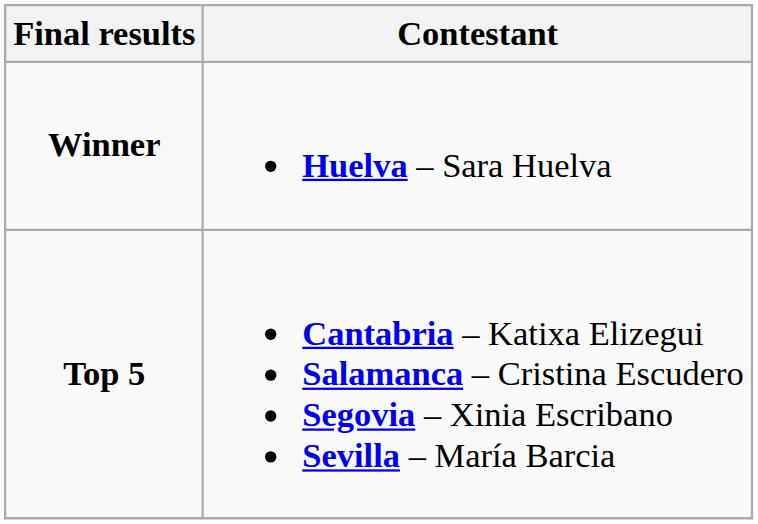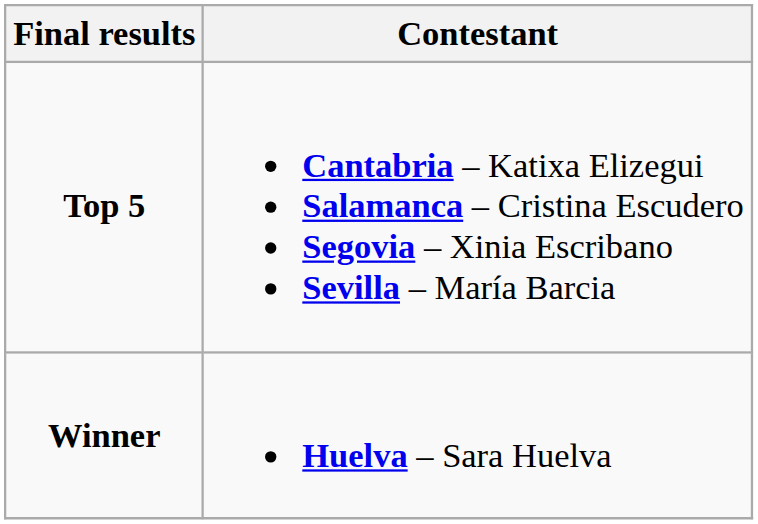rows swapped: (104, 144) <-> (104, 372)
